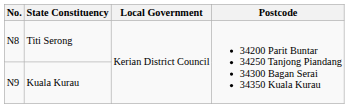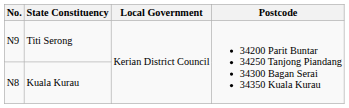(13, 41) N8 -> (13, 41) N9
(13, 82) N9 -> (13, 82) N8
